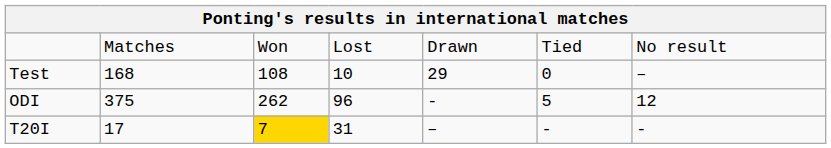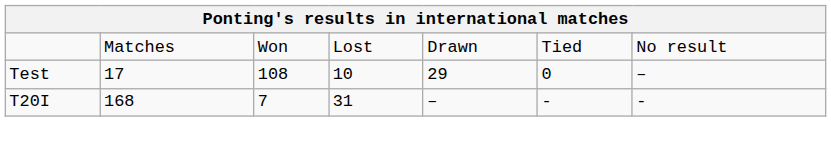(119, 74) 168 -> (114, 74) 17
- row: (25, 102)
(114, 129) 17 -> (119, 102) 168
(263, 129) gold background -> (263, 102) no background
